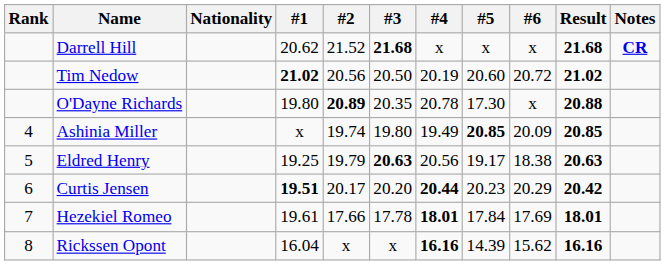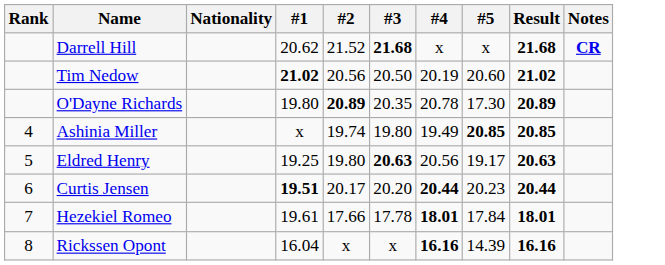- column: (532, 18)
(583, 103) 20.88 -> (537, 103) 20.89
(346, 160) 19.79 -> (346, 160) 19.80
(583, 188) 20.42 -> (537, 188) 20.44
